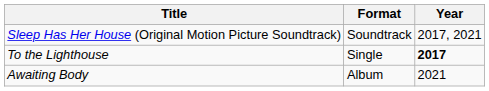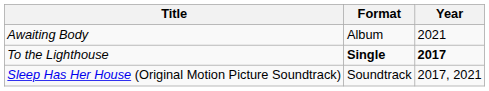rows swapped: (48, 75) <-> (174, 34)
(365, 55) normal -> (366, 55) bold
